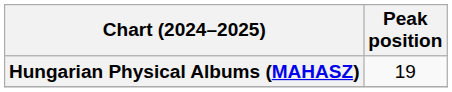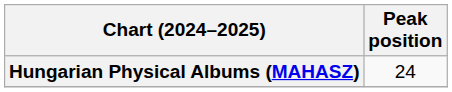(405, 71) 19 -> (405, 71) 24
